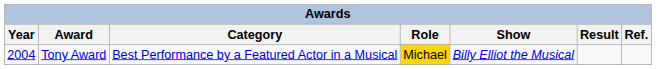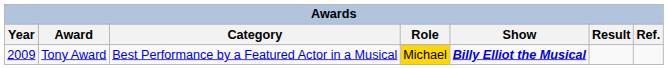(21, 54) 2004 -> (21, 54) 2009
(513, 54) normal -> (519, 54) bold
